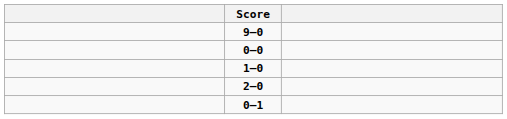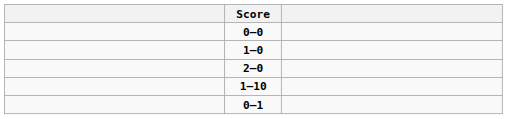- row: (253, 32)
+ row: (253, 86)
